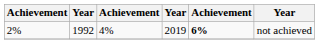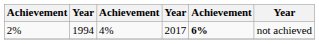(83, 30) 1992 -> (83, 30) 1994
(175, 30) 2019 -> (175, 30) 2017
